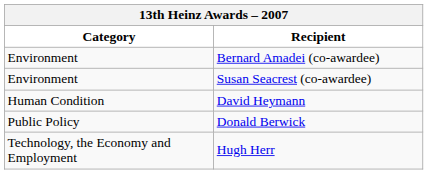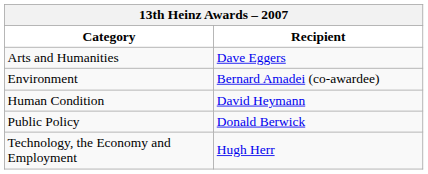+ row: (251, 57)
- row: (294, 79)
